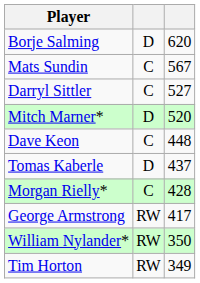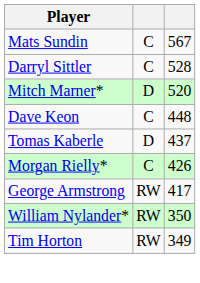- row: (54, 41)
(180, 91) 527 -> (180, 66) 528
(180, 191) 428 -> (180, 166) 426
